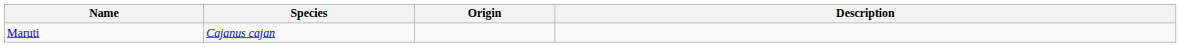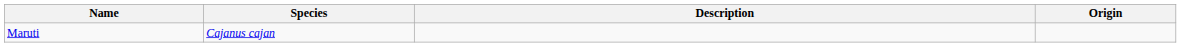columns swapped: (485, 13) <-> (865, 13)
